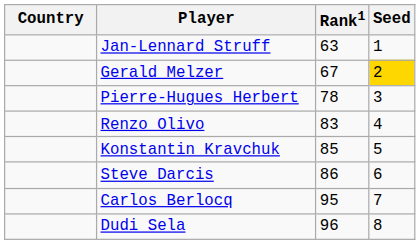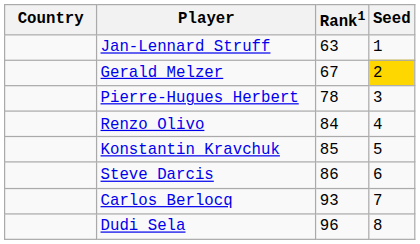(329, 124) 83 -> (329, 124) 84
(329, 201) 95 -> (329, 201) 93
